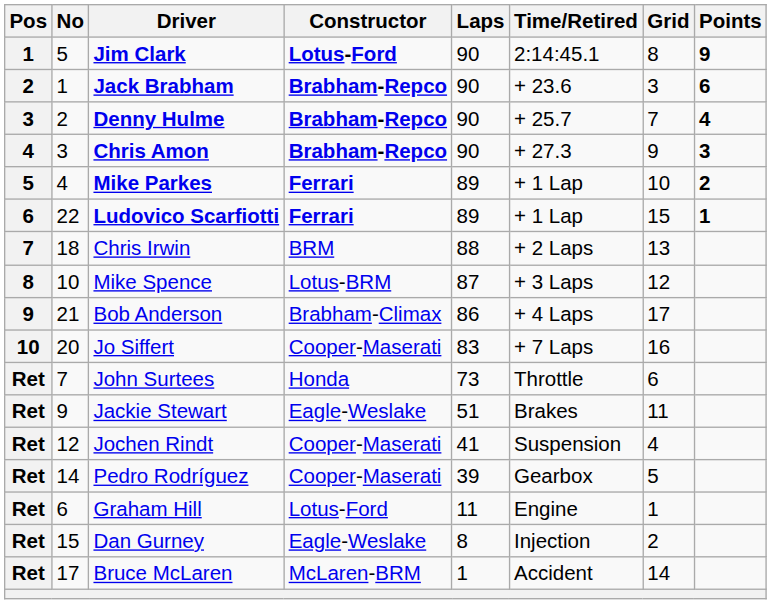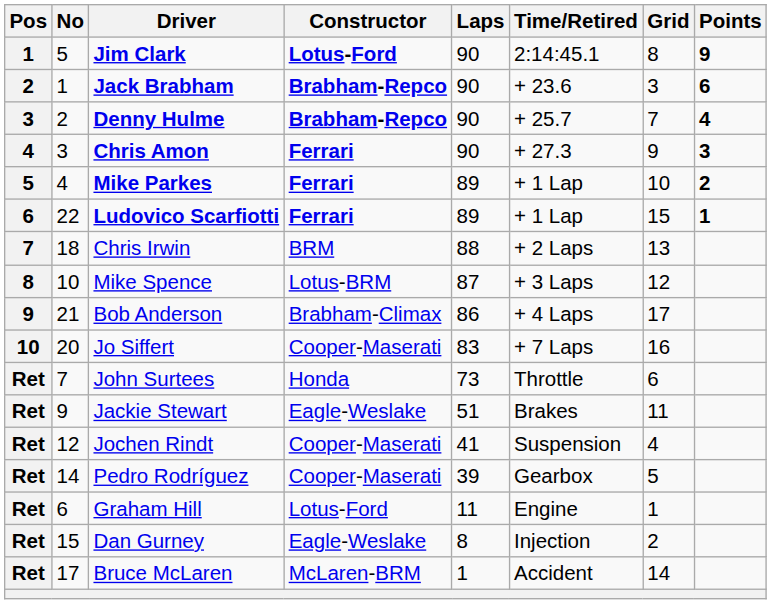(368, 151) Brabham-Repco -> (321, 151) Ferrari
